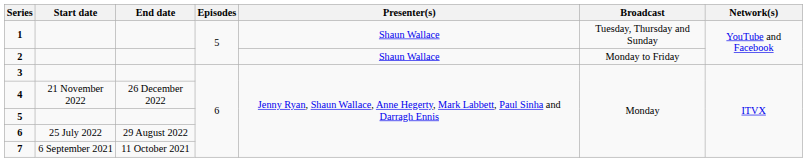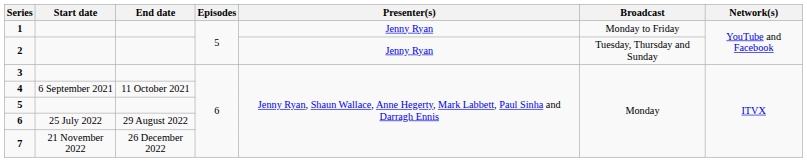(409, 34) Shaun Wallace -> (409, 28) Jenny Ryan
(642, 34) Tuesday, Thursday and Sunday -> (642, 28) Monday to Friday
(409, 56) Shaun Wallace -> (409, 50) Jenny Ryan
(642, 56) Monday to Friday -> (642, 50) Tuesday, Thursday and Sunday
(75, 94) 21 November 2022 -> (75, 89) 6 September 2021
(155, 94) 26 December 2022 -> (155, 89) 11 October 2021
(75, 149) 6 September 2021 -> (75, 143) 21 November 2022
(155, 149) 11 October 2021 -> (155, 143) 26 December 2022
